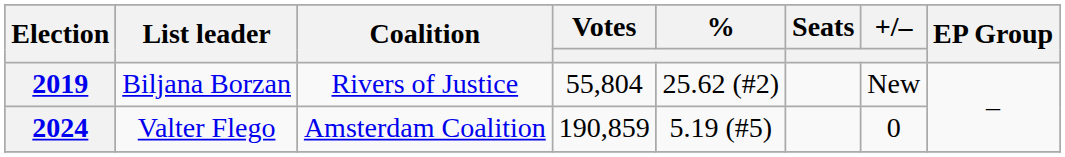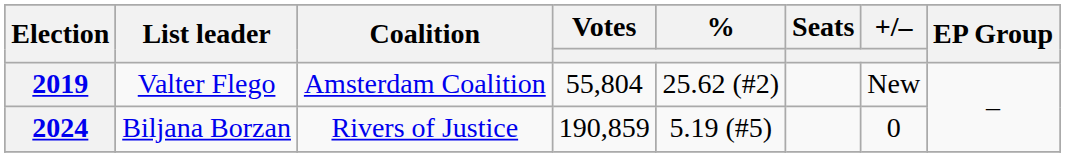(207, 84) Biljana Borzan -> (207, 84) Valter Flego
(425, 84) Rivers of Justice -> (425, 84) Amsterdam Coalition
(207, 128) Valter Flego -> (207, 128) Biljana Borzan
(425, 128) Amsterdam Coalition -> (425, 128) Rivers of Justice
